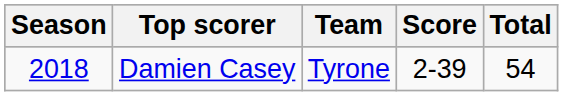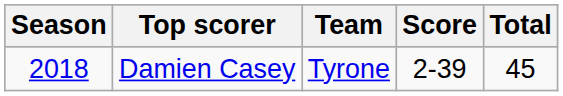(521, 68) 54 -> (521, 68) 45
